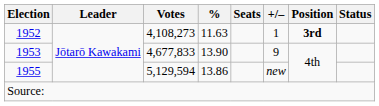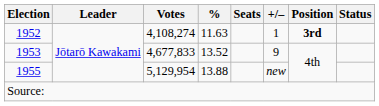(171, 33) 4,108,273 -> (171, 33) 4,108,274
(214, 52) 13.90 -> (214, 52) 13.52
(171, 71) 5,129,594 -> (171, 71) 5,129,954
(214, 71) 13.86 -> (214, 71) 13.88
